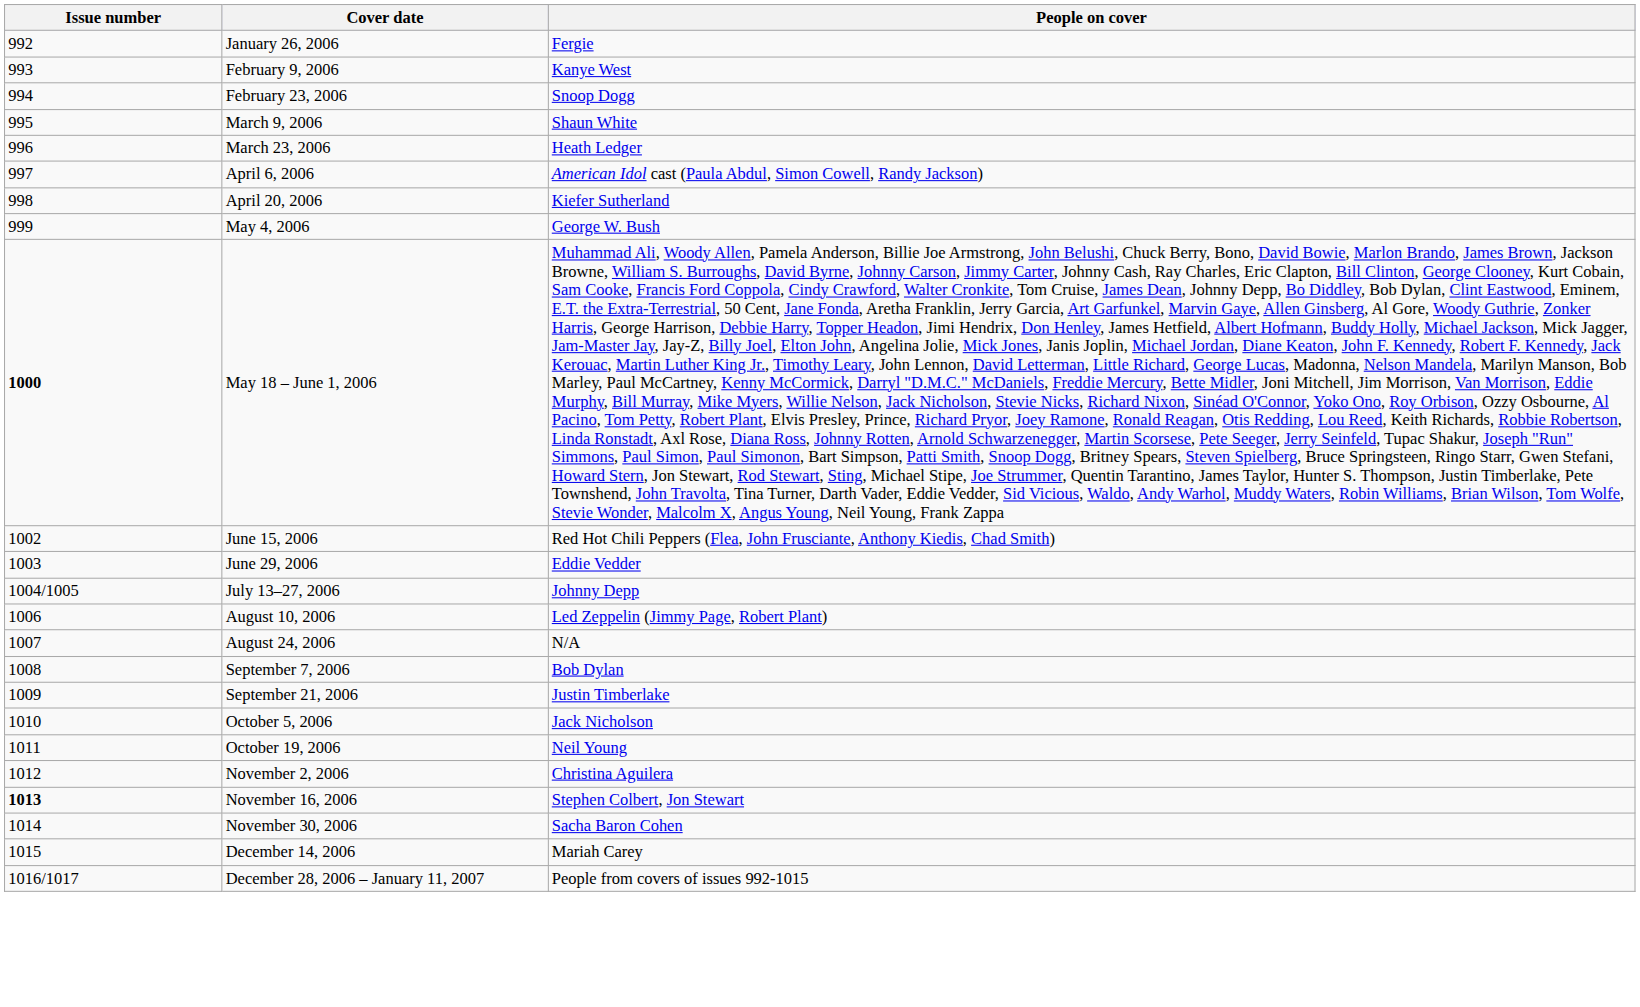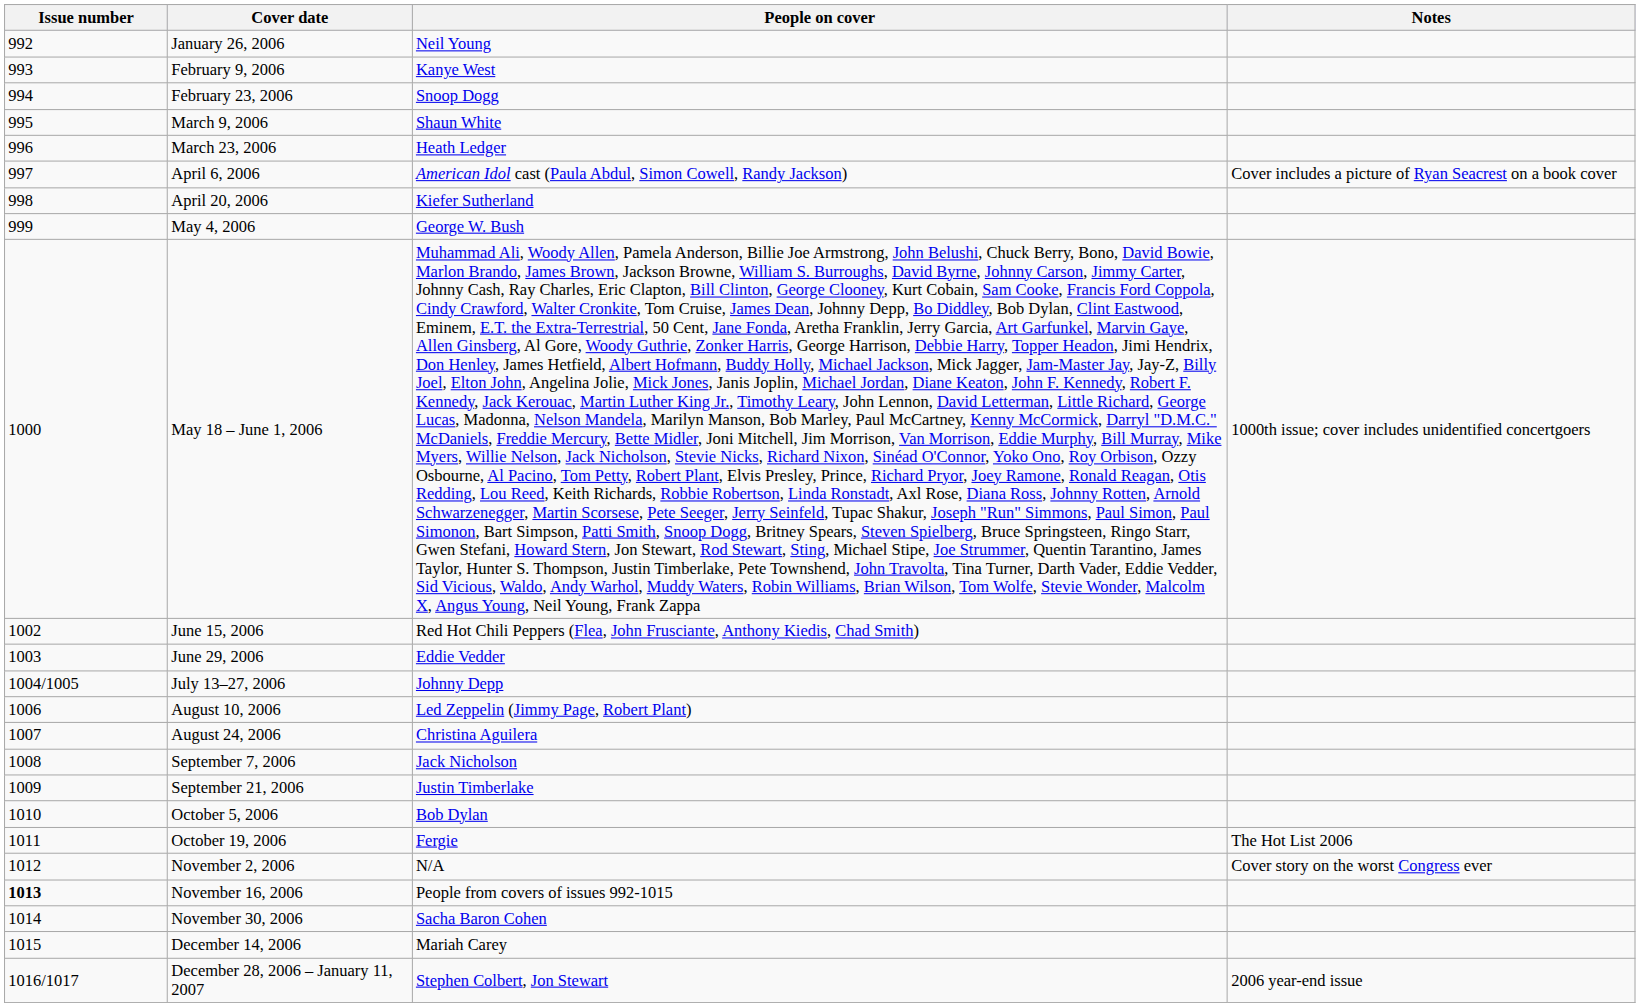+ column: (1431, 17)
(573, 43) Fergie -> (453, 43) Neil Young
(25, 382) bold -> (25, 428) normal
(566, 643) N/A -> (477, 735) Christina Aguilera
(588, 669) Bob Dylan -> (466, 761) Jack Nicholson
(602, 721) Jack Nicholson -> (452, 814) Bob Dylan
(589, 747) Neil Young -> (437, 840) Fergie
(612, 773) Christina Aguilera -> (430, 866) N/A
(648, 799) Stephen Colbert, Jon Stewart -> (544, 892) People from covers of issues 992-1015
(680, 878) People from covers of issues 992-1015 -> (512, 980) Stephen Colbert, Jon Stewart
